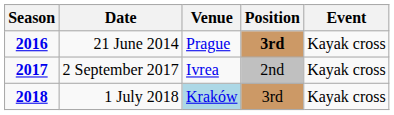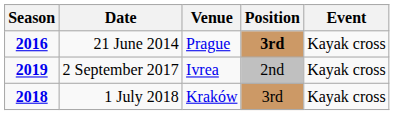(32, 70) 2017 -> (32, 70) 2019
(212, 96) lightblue background -> (212, 96) no background
